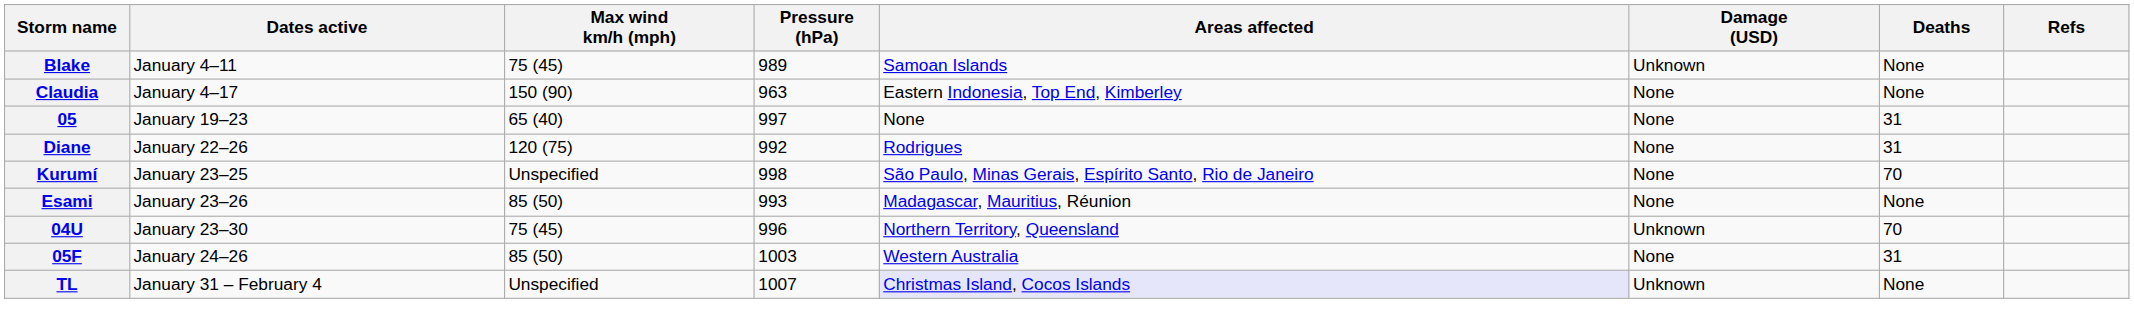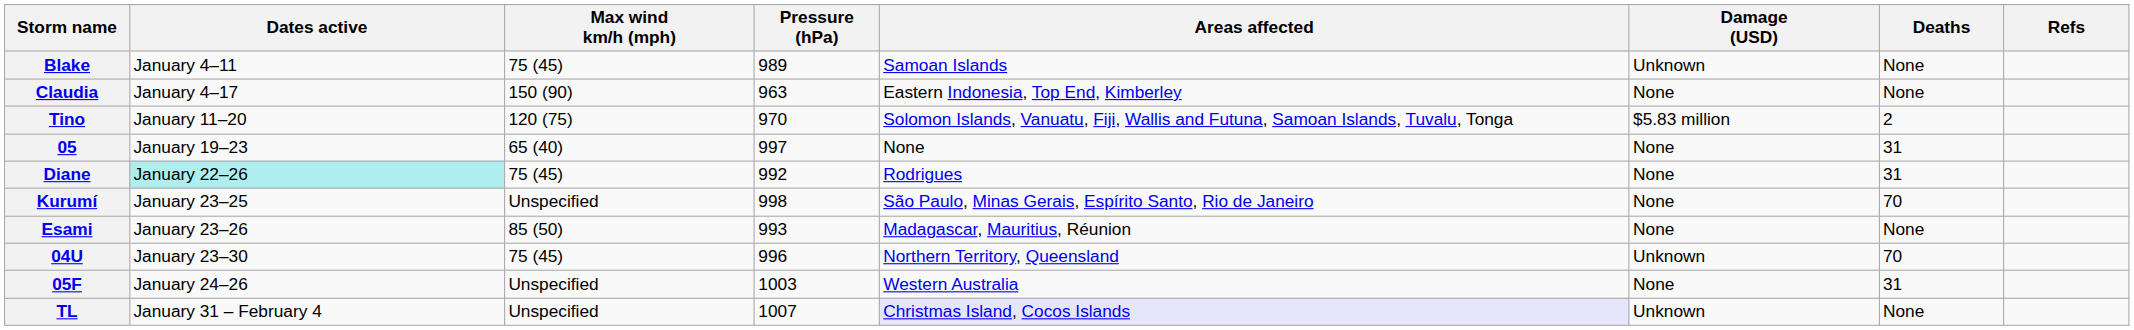+ row: (67, 119)
(191, 147) no background -> (191, 174) paleturquoise background
(541, 147) 120 (75) -> (536, 174) 75 (45)
(536, 256) 85 (50) -> (554, 284) Unspecified
